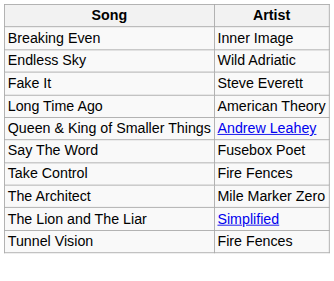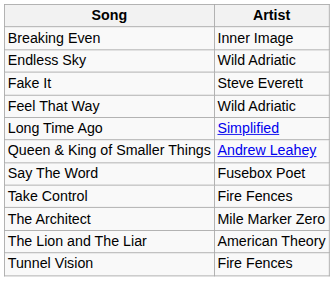+ row: (54, 106)
(272, 106) American Theory -> (248, 128) Simplified
(248, 219) Simplified -> (272, 241) American Theory
